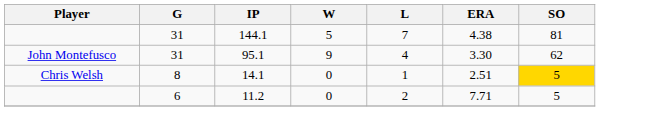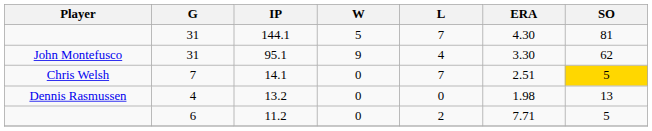(481, 34) 4.38 -> (524, 34) 4.30
(177, 75) 8 -> (193, 75) 7
(405, 75) 1 -> (441, 75) 7
+ row: (276, 95)
